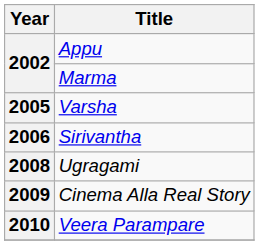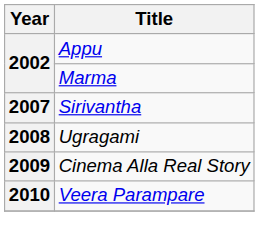- row: (88, 107)
(30, 136) 2006 -> (30, 107) 2007
